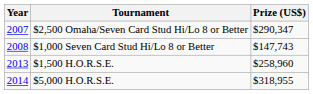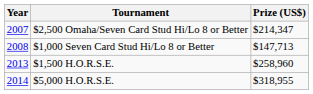(273, 30) $290,347 -> (273, 30) $214,347
(273, 47) $147,743 -> (273, 47) $147,713
